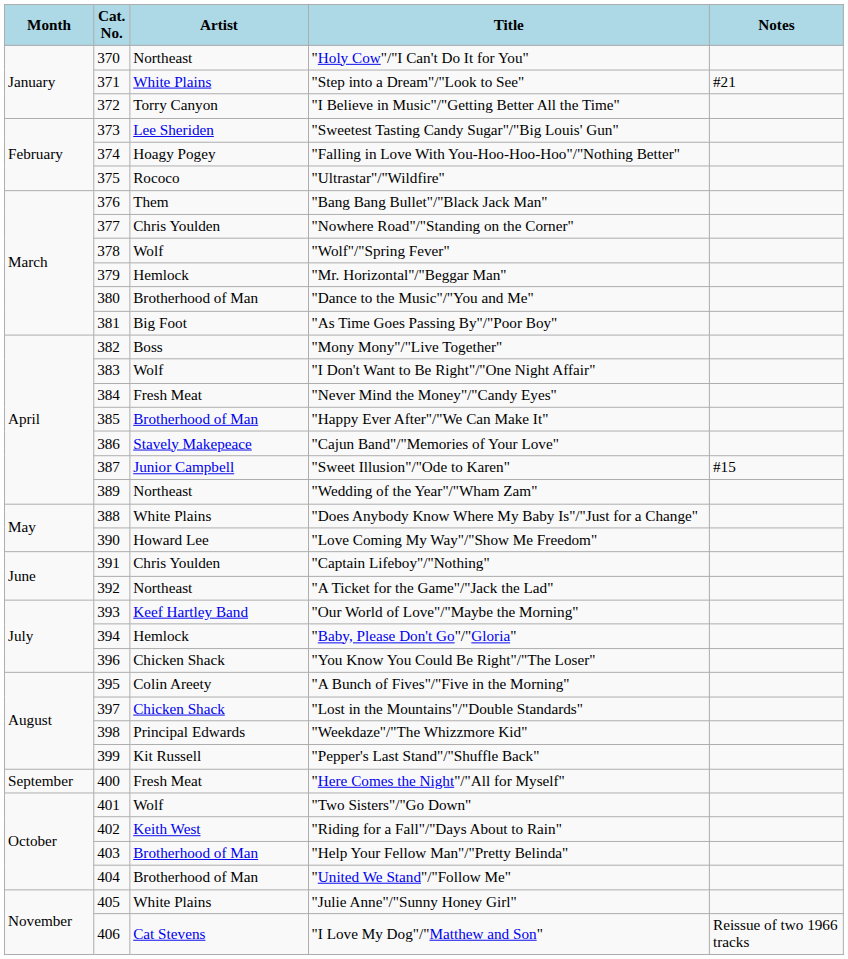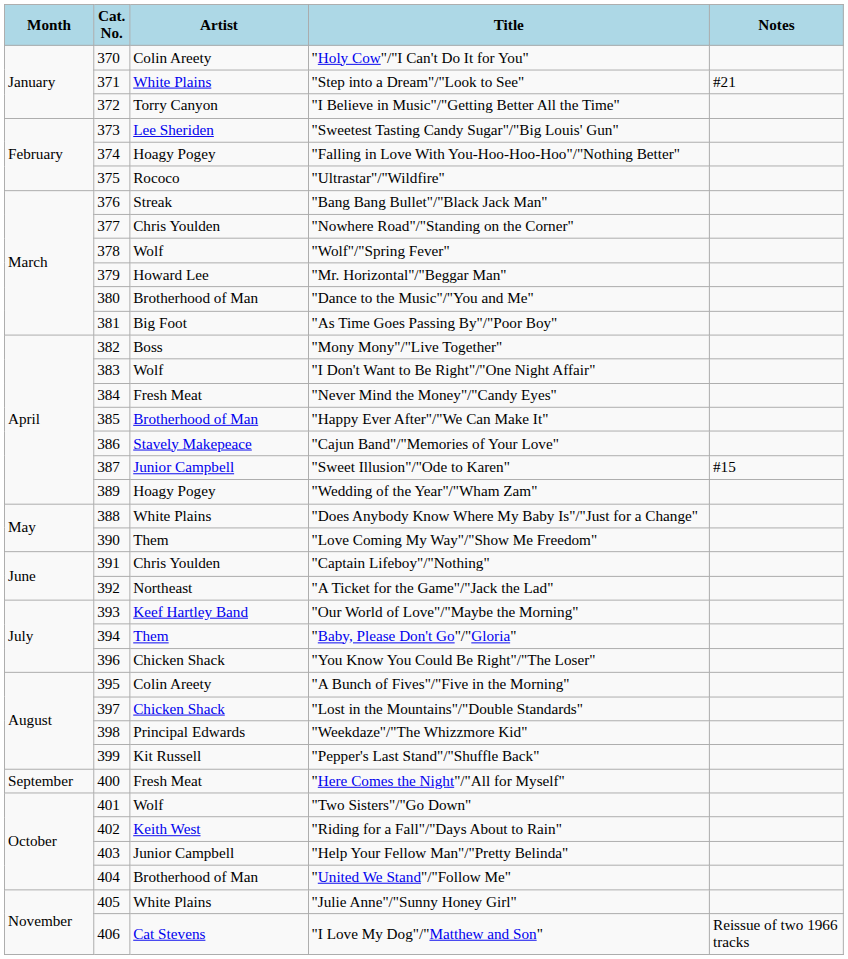(163, 57) Northeast -> (172, 57) Colin Areety
(151, 202) Them -> (153, 202) Streak
(161, 274) Hemlock -> (171, 274) Howard Lee
(163, 491) Northeast -> (174, 491) Hoagy Pogey
(171, 539) Howard Lee -> (151, 539) Them
(161, 636) Hemlock -> (151, 636) Them
(196, 853) Brotherhood of Man -> (184, 853) Junior Campbell
